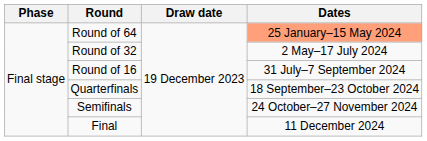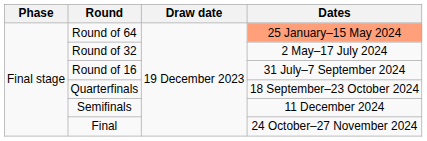(334, 107) 24 October–27 November 2024 -> (334, 107) 11 December 2024
(334, 126) 11 December 2024 -> (334, 126) 24 October–27 November 2024
